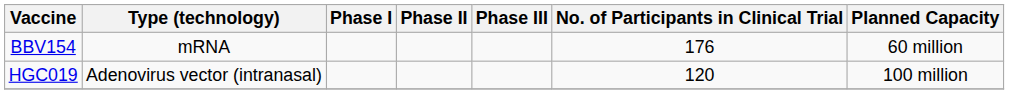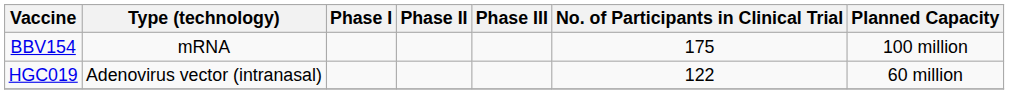(700, 46) 176 -> (700, 46) 175
(925, 46) 60 million -> (925, 46) 100 million
(700, 74) 120 -> (700, 74) 122
(925, 74) 100 million -> (925, 74) 60 million
